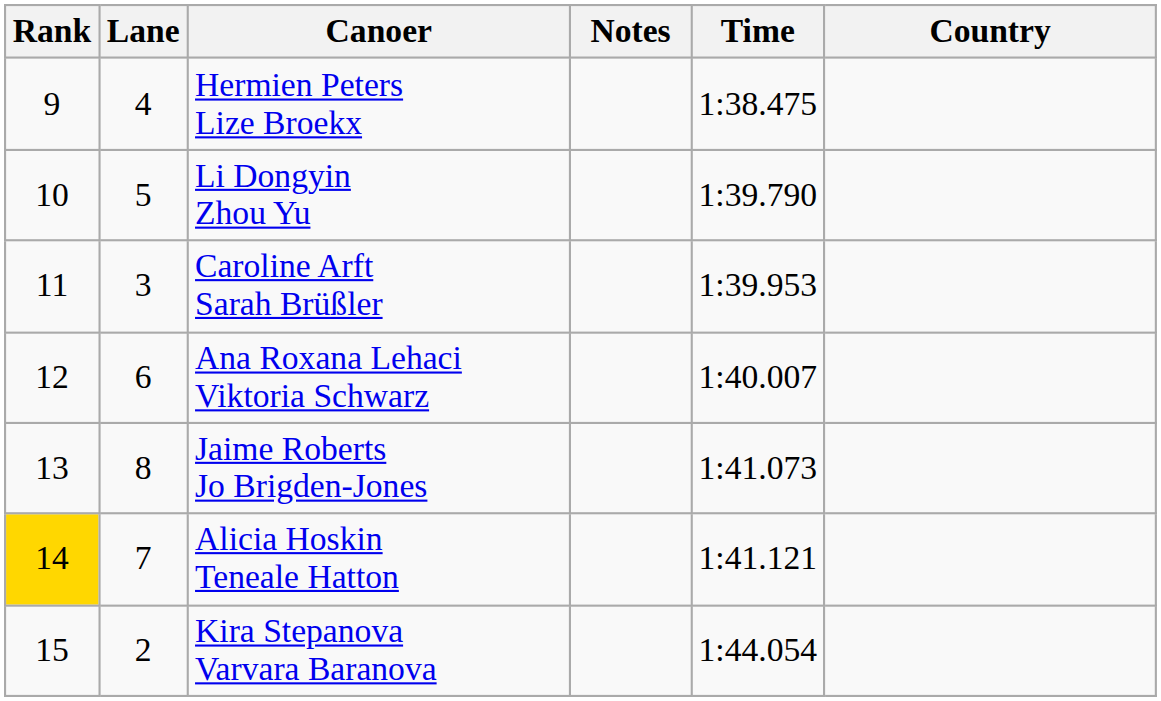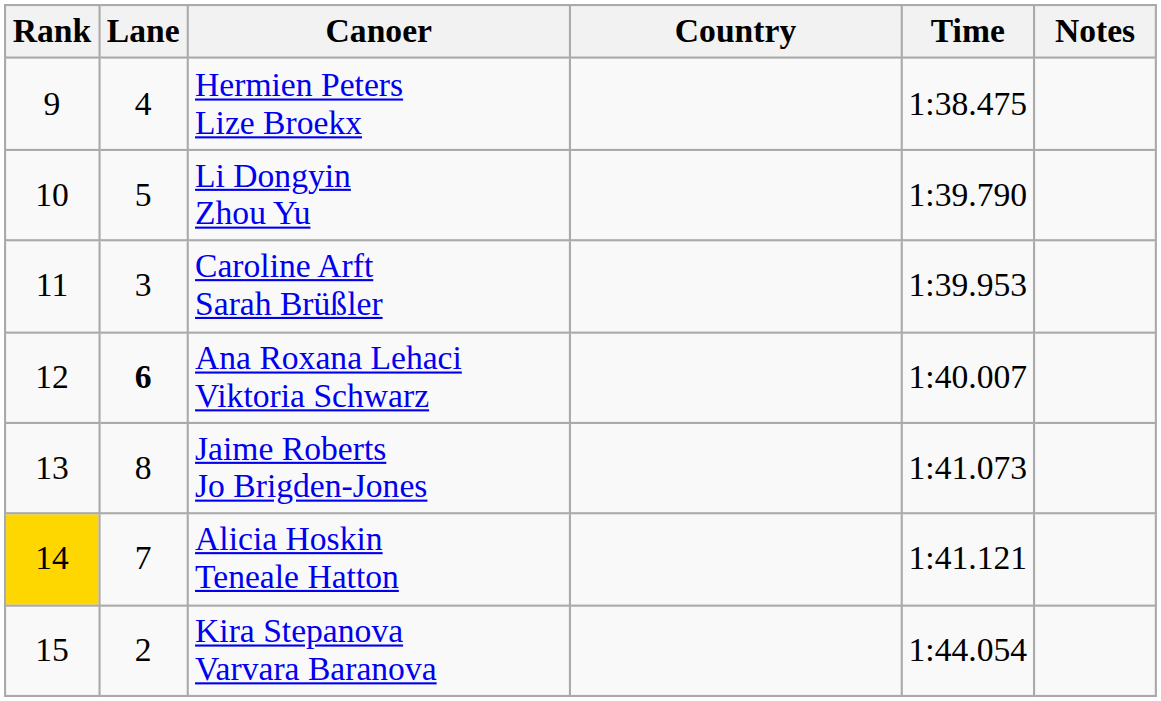columns swapped: (990, 31) <-> (631, 31)
(143, 376) normal -> (143, 376) bold
